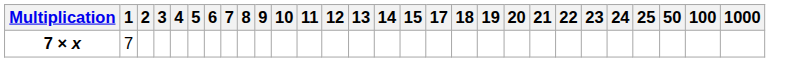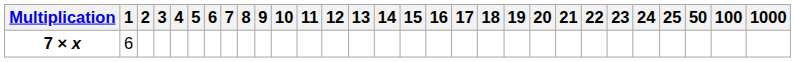+ column: (439, 17)
(129, 43) 7 -> (129, 43) 6
